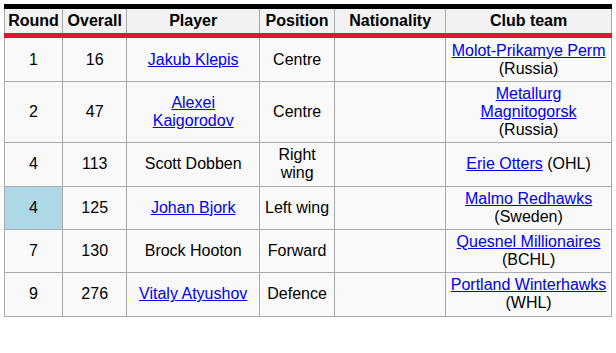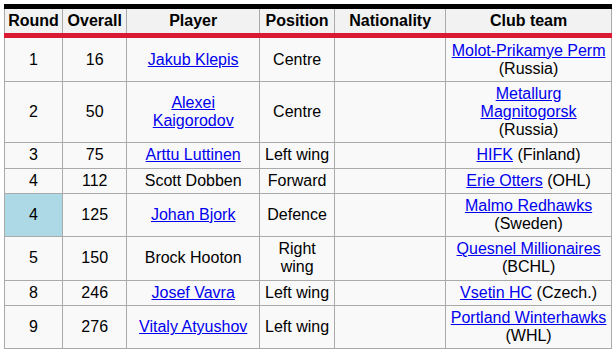(95, 111) 47 -> (95, 111) 50
+ row: (193, 155)
(95, 164) 113 -> (95, 180) 112
(297, 164) Right wing -> (297, 180) Forward
(297, 207) Left wing -> (297, 215) Defence
(34, 251) 7 -> (34, 258) 5
(95, 251) 130 -> (95, 258) 150
(297, 251) Forward -> (297, 258) Right wing
+ row: (193, 292)
(297, 294) Defence -> (297, 327) Left wing
